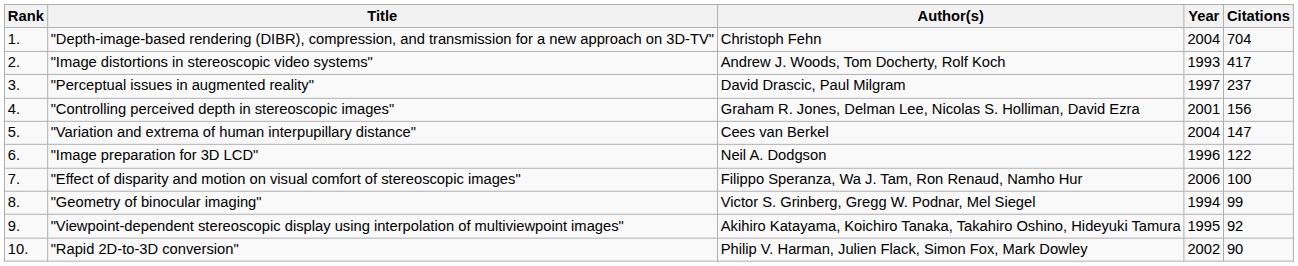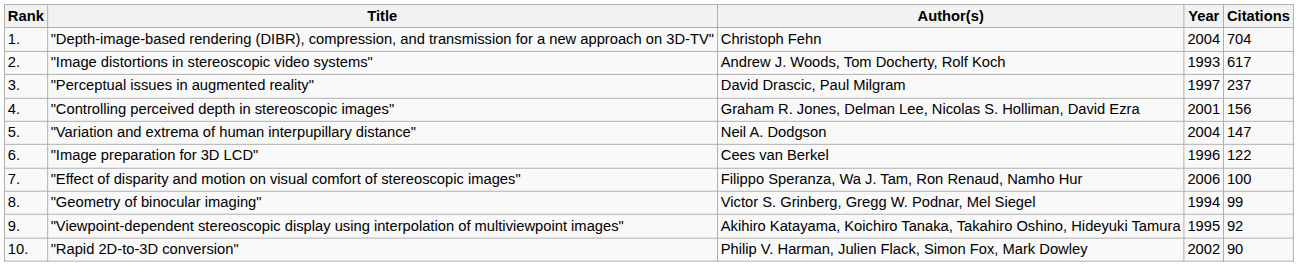(1239, 62) 417 -> (1239, 62) 617
(775, 132) Cees van Berkel -> (774, 132) Neil A. Dodgson
(774, 156) Neil A. Dodgson -> (775, 156) Cees van Berkel
